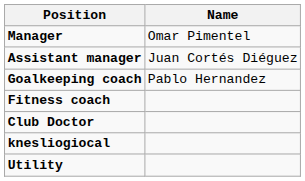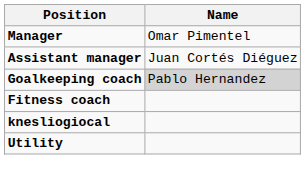(207, 79) no background -> (207, 79) lightgrey background
- row: (51, 122)
